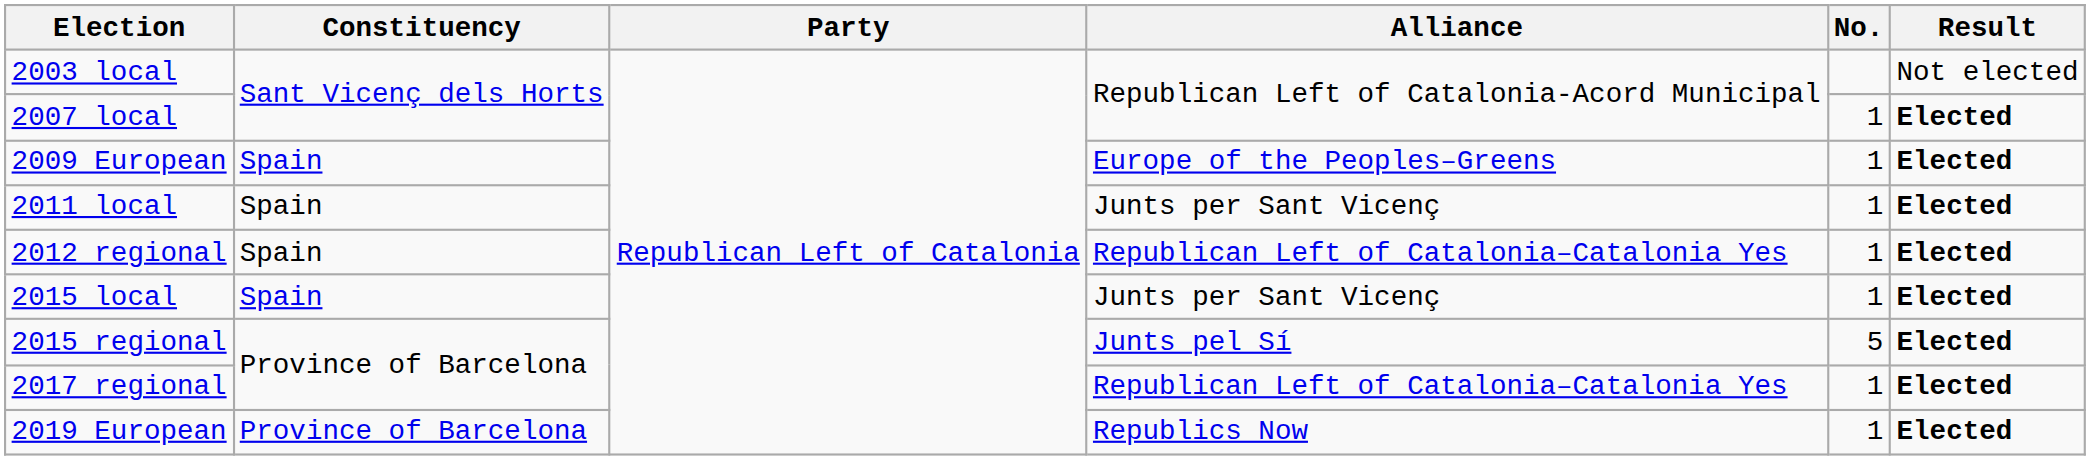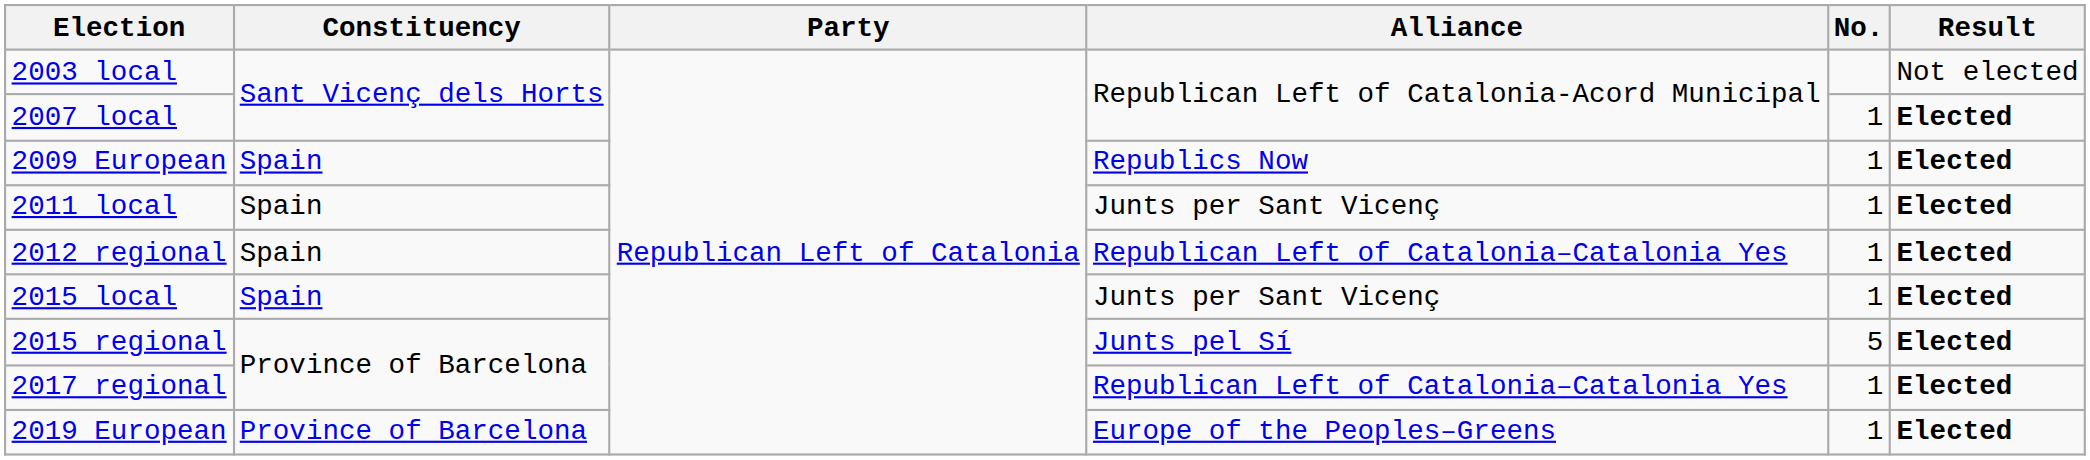(1324, 162) Europe of the Peoples–Greens -> (1200, 162) Republics Now
(1200, 432) Republics Now -> (1324, 432) Europe of the Peoples–Greens
